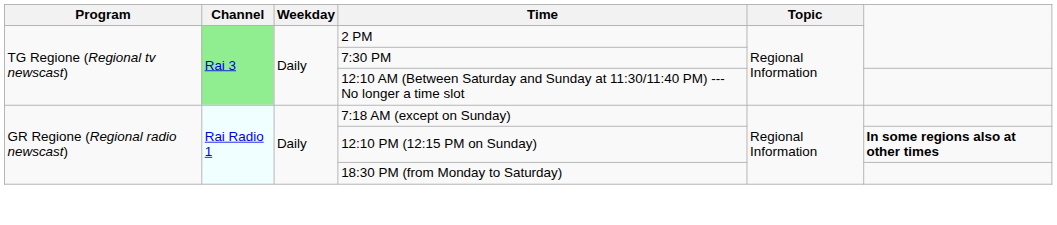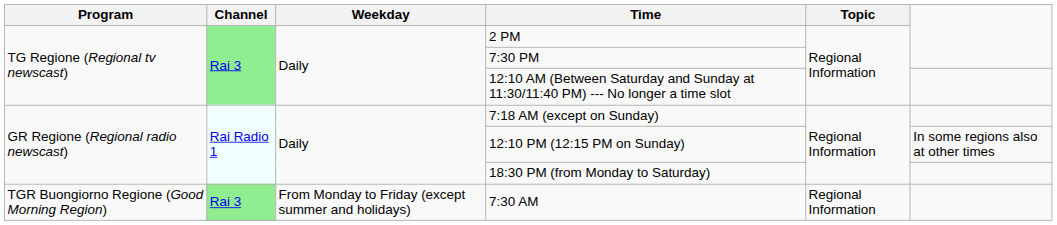(941, 144) bold -> (975, 144) normal
+ row: (514, 202)
